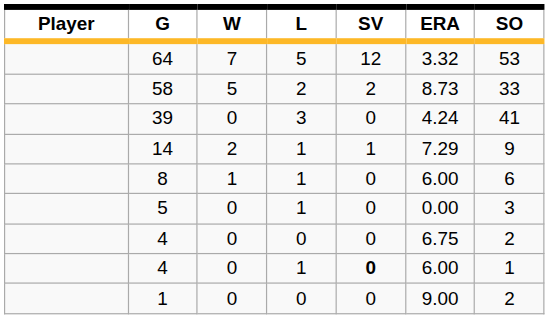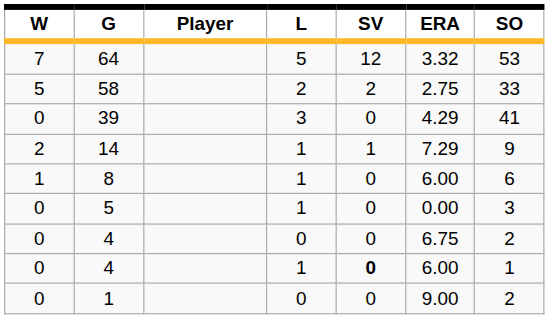columns swapped: (66, 24) <-> (232, 24)
(440, 88) 8.73 -> (440, 88) 2.75
(440, 118) 4.24 -> (440, 118) 4.29
